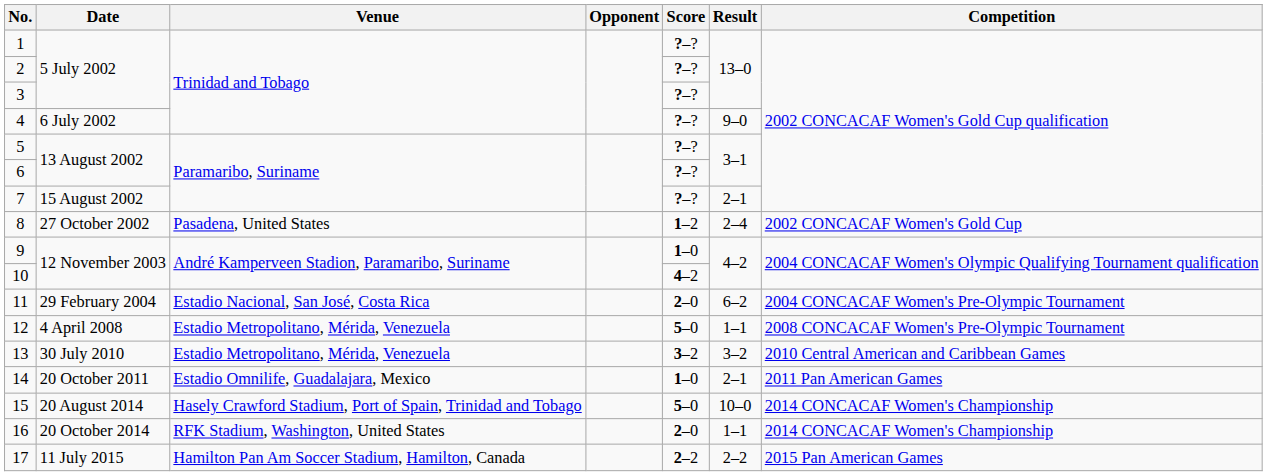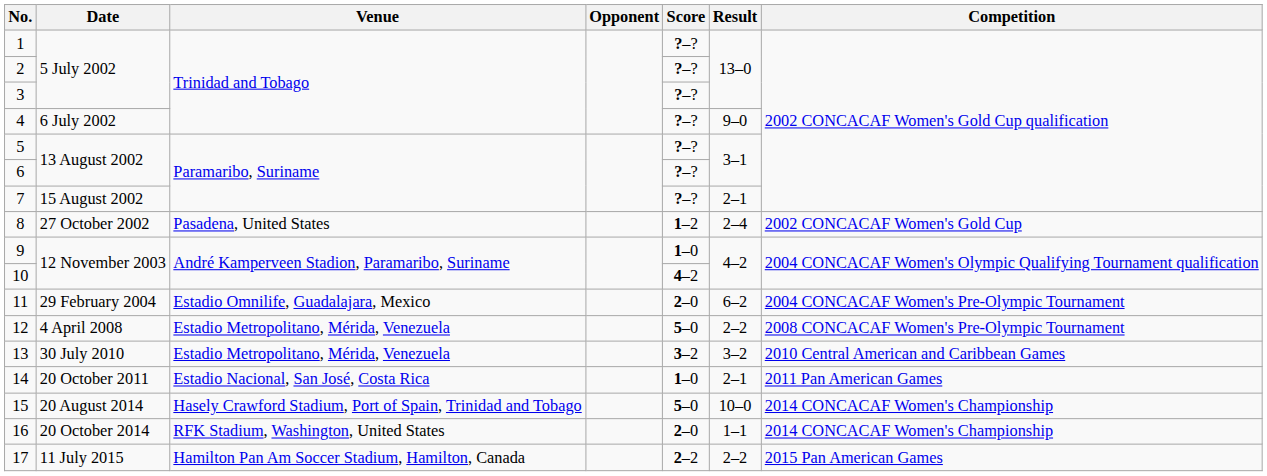(301, 302) Estadio Nacional, San José, Costa Rica -> (302, 302) Estadio Omnilife, Guadalajara, Mexico
(735, 328) 1–1 -> (735, 328) 2–2
(302, 379) Estadio Omnilife, Guadalajara, Mexico -> (301, 379) Estadio Nacional, San José, Costa Rica
